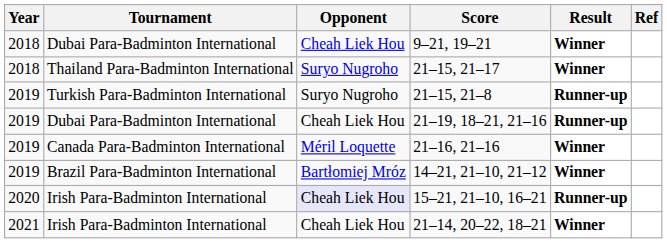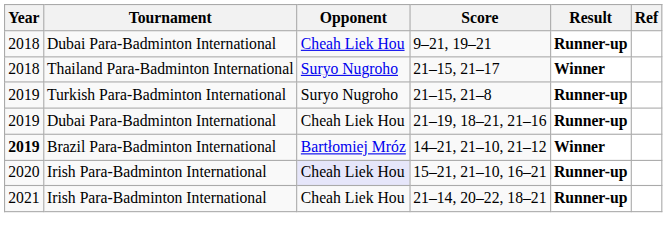(579, 43) Winner -> (591, 43) Runner-up
- row: (456, 147)
(24, 173) normal -> (24, 147) bold
(579, 224) Winner -> (591, 199) Runner-up
